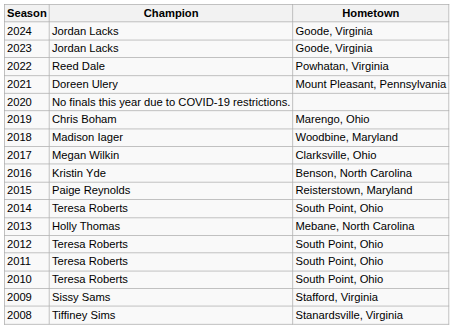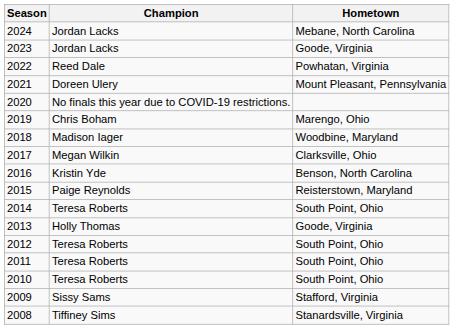(334, 31) Goode, Virginia -> (355, 31) Mebane, North Carolina
(355, 226) Mebane, North Carolina -> (334, 226) Goode, Virginia
